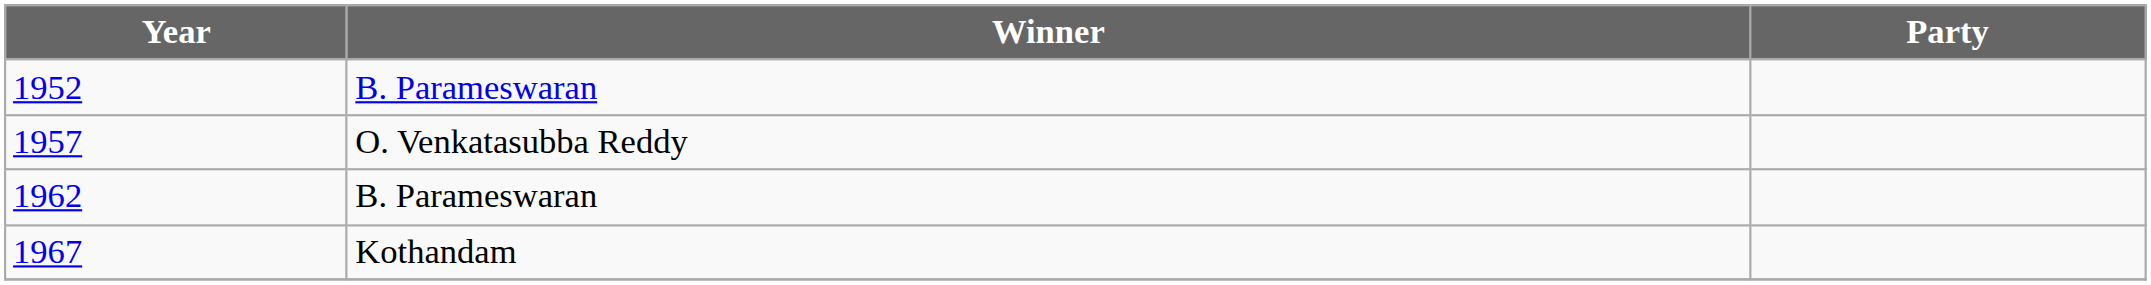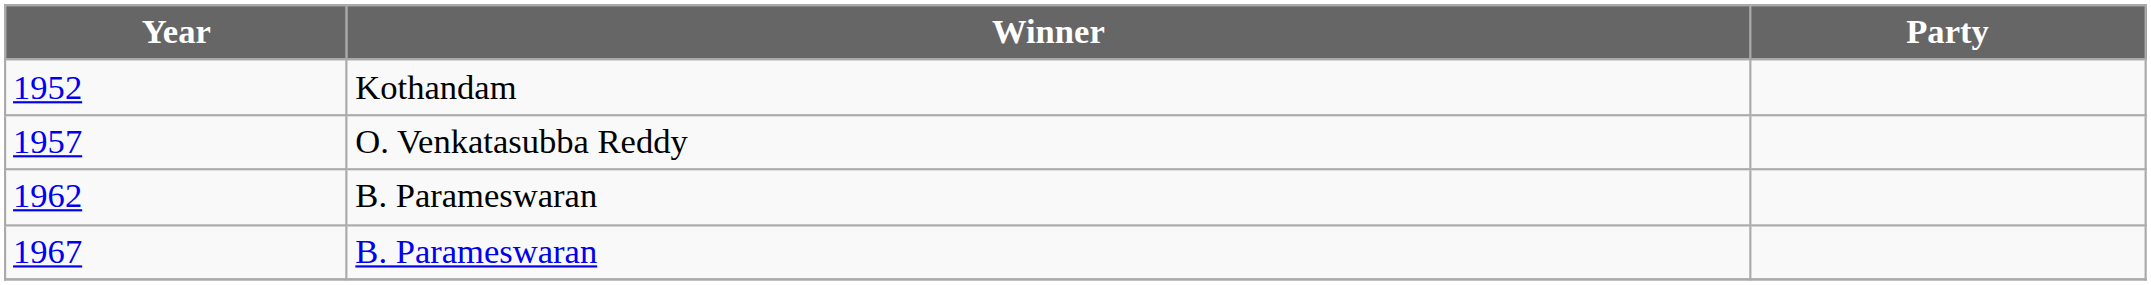(476, 86) B. Parameswaran -> (436, 86) Kothandam
(436, 251) Kothandam -> (476, 251) B. Parameswaran
